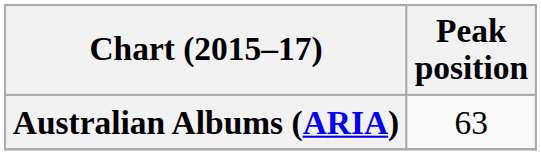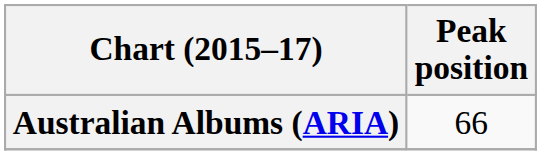(471, 121) 63 -> (471, 121) 66
